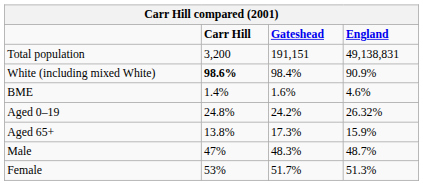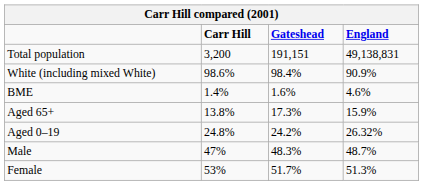(220, 73) bold -> (219, 73) normal
rows swapped: (33, 112) <-> (31, 131)
